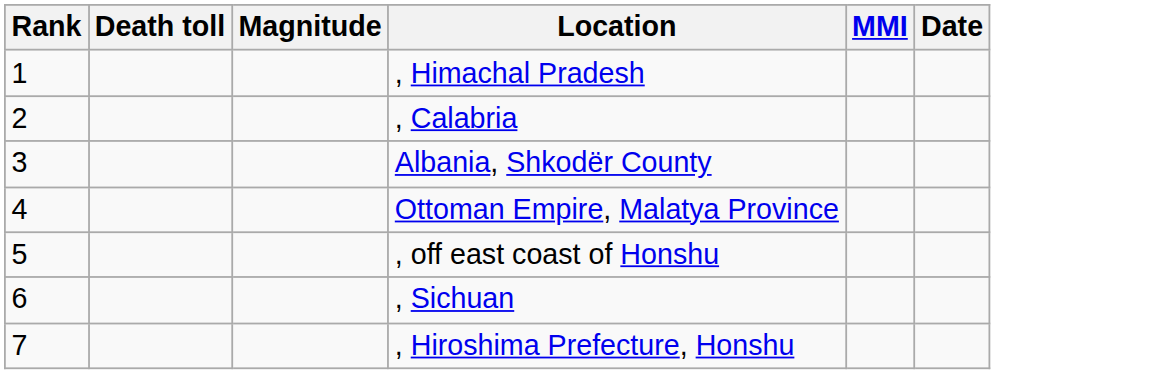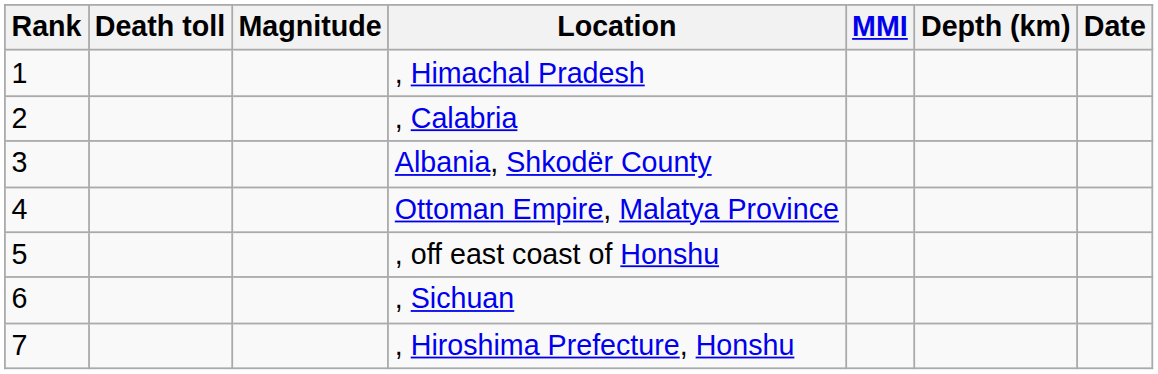+ column: (996, 27)
